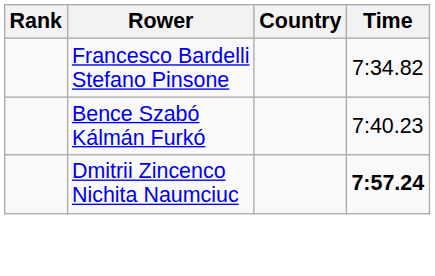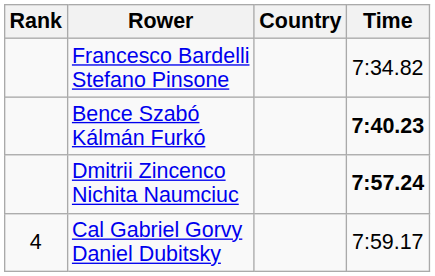(388, 125) normal -> (388, 125) bold
+ row: (157, 241)
